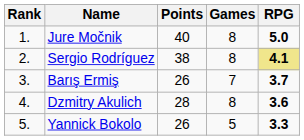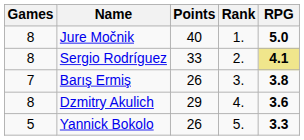columns swapped: (24, 15) <-> (232, 15)
(182, 59) 38 -> (194, 59) 33
(279, 80) 3.7 -> (279, 80) 3.8
(182, 102) 28 -> (194, 102) 29
